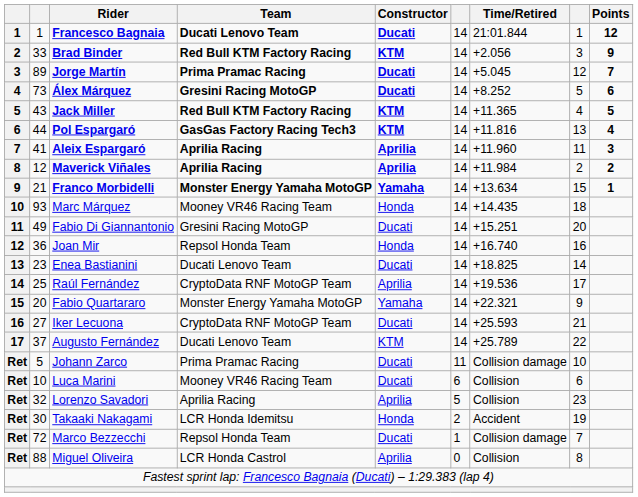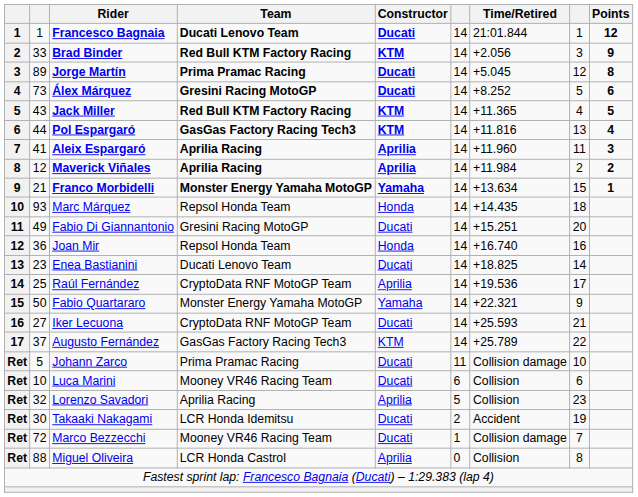(611, 72) 7 -> (611, 72) 8
(256, 207) Mooney VR46 Racing Team -> (235, 207) Repsol Honda Team
(40, 303) 20 -> (40, 303) 50
(235, 342) Ducati Lenovo Team -> (263, 342) GasGas Factory Racing Tech3
(396, 419) Honda -> (395, 419) Ducati
(235, 438) Repsol Honda Team -> (256, 438) Mooney VR46 Racing Team
